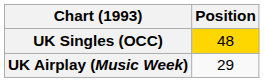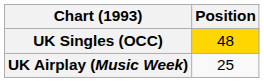(225, 65) 29 -> (225, 65) 25
